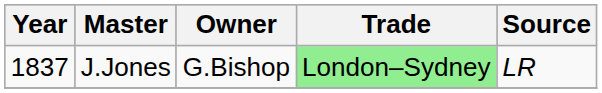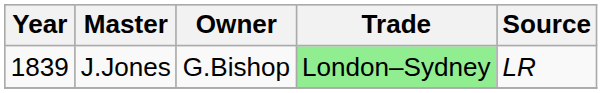(40, 66) 1837 -> (40, 66) 1839
